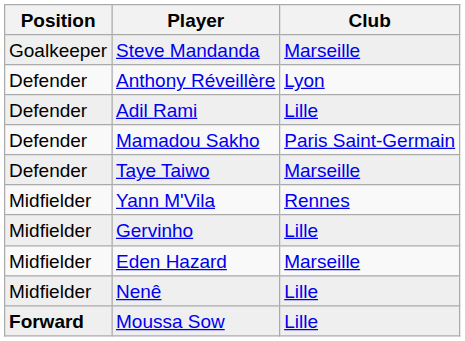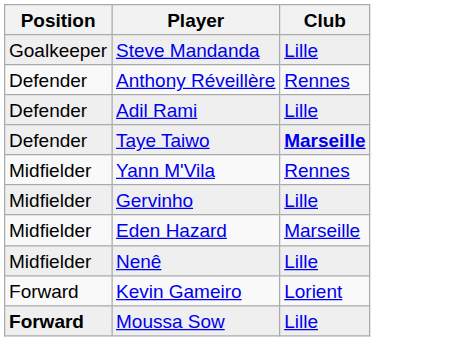(322, 50) Marseille -> (301, 50) Lille
(304, 80) Lyon -> (317, 80) Rennes
- row: (188, 140)
(322, 170) normal -> (325, 140) bold
+ row: (179, 291)
